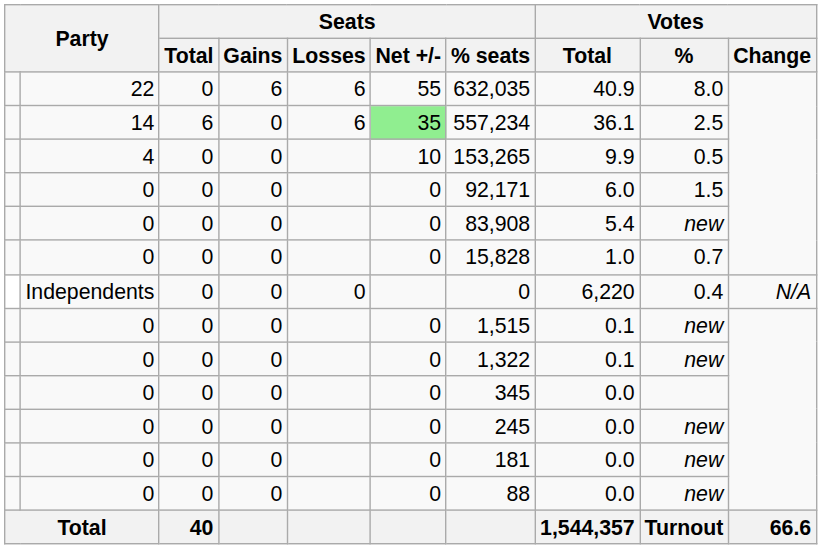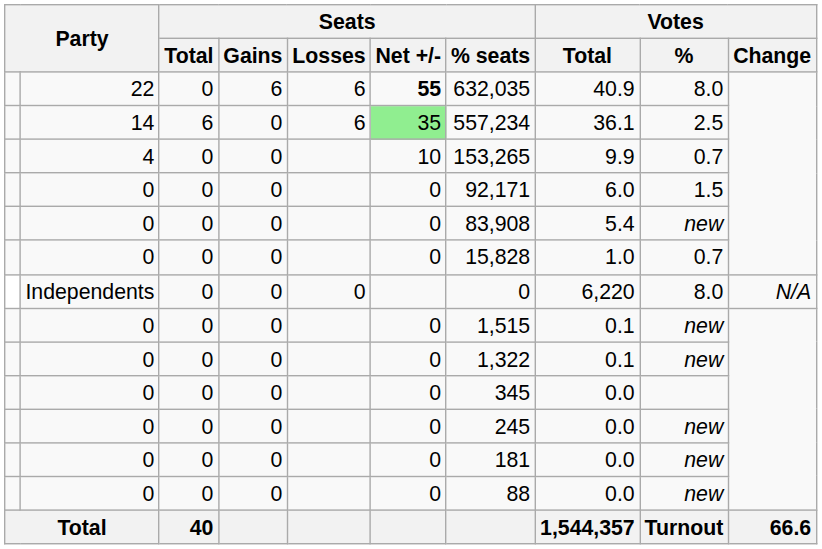(429, 89) normal -> (429, 89) bold
(709, 156) 0.5 -> (709, 156) 0.7
(709, 291) 0.4 -> (709, 291) 8.0
